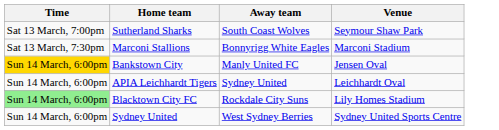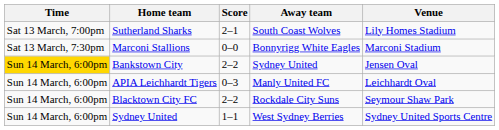+ column: (235, 13)
(379, 30) Seymour Shaw Park -> (410, 30) Lily Homes Stadium
(260, 64) Manly United FC -> (285, 64) Sydney United
(254, 82) Sydney United -> (291, 82) Manly United FC
(57, 99) lightgreen background -> (57, 99) no background
(380, 99) Lily Homes Stadium -> (409, 99) Seymour Shaw Park
